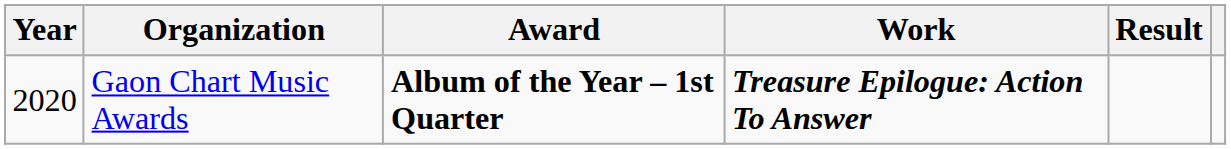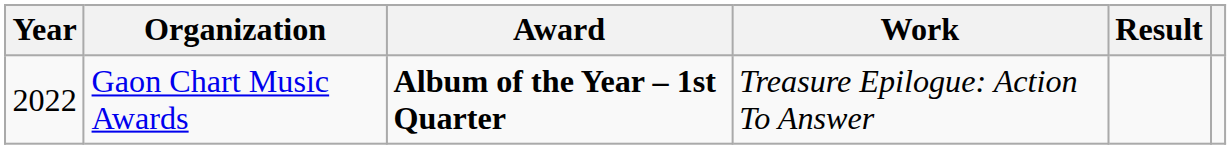(45, 99) 2020 -> (45, 99) 2022
(908, 99) bold -> (908, 99) normal
